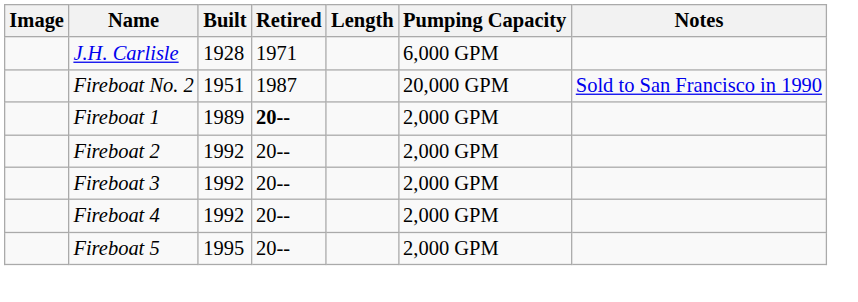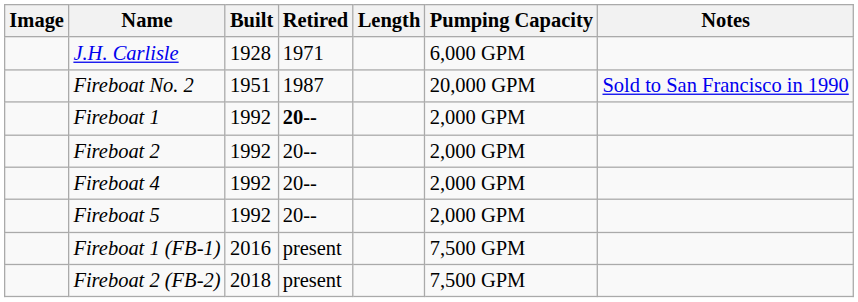(224, 118) 1989 -> (250, 118) 1992
- row: (117, 183)
(224, 248) 1995 -> (250, 215) 1992
+ row: (147, 248)
+ row: (147, 280)
